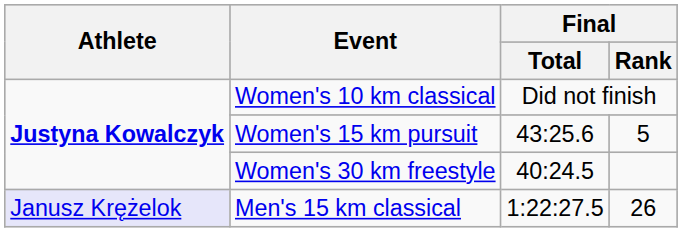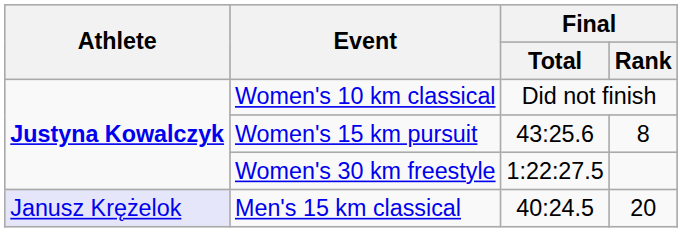(643, 134) 5 -> (643, 134) 8
(555, 171) 40:24.5 -> (555, 171) 1:22:27.5
(555, 208) 1:22:27.5 -> (555, 208) 40:24.5
(643, 208) 26 -> (643, 208) 20
